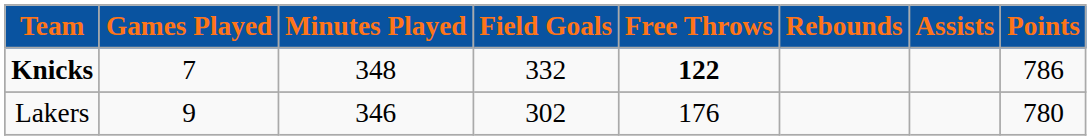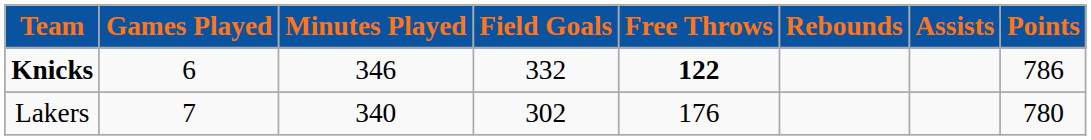(189, 69) 7 -> (189, 69) 6
(376, 69) 348 -> (376, 69) 346
(189, 112) 9 -> (189, 112) 7
(376, 112) 346 -> (376, 112) 340
